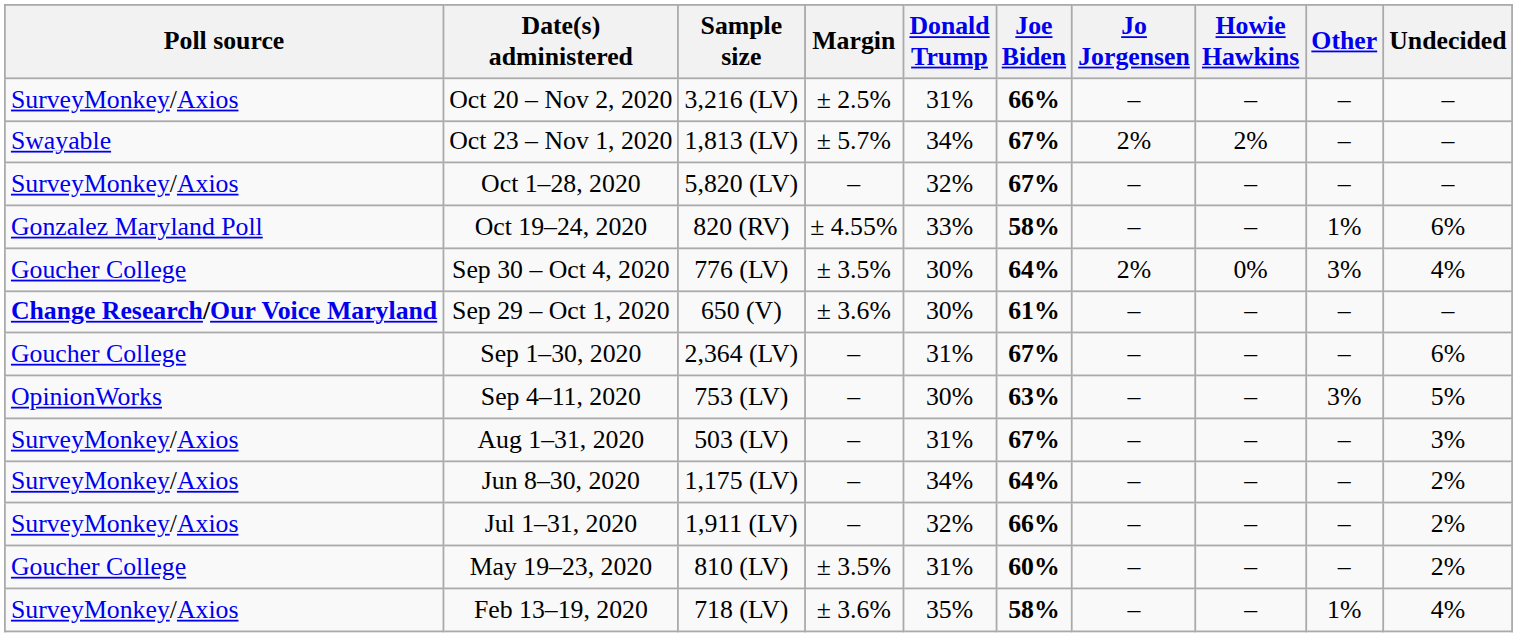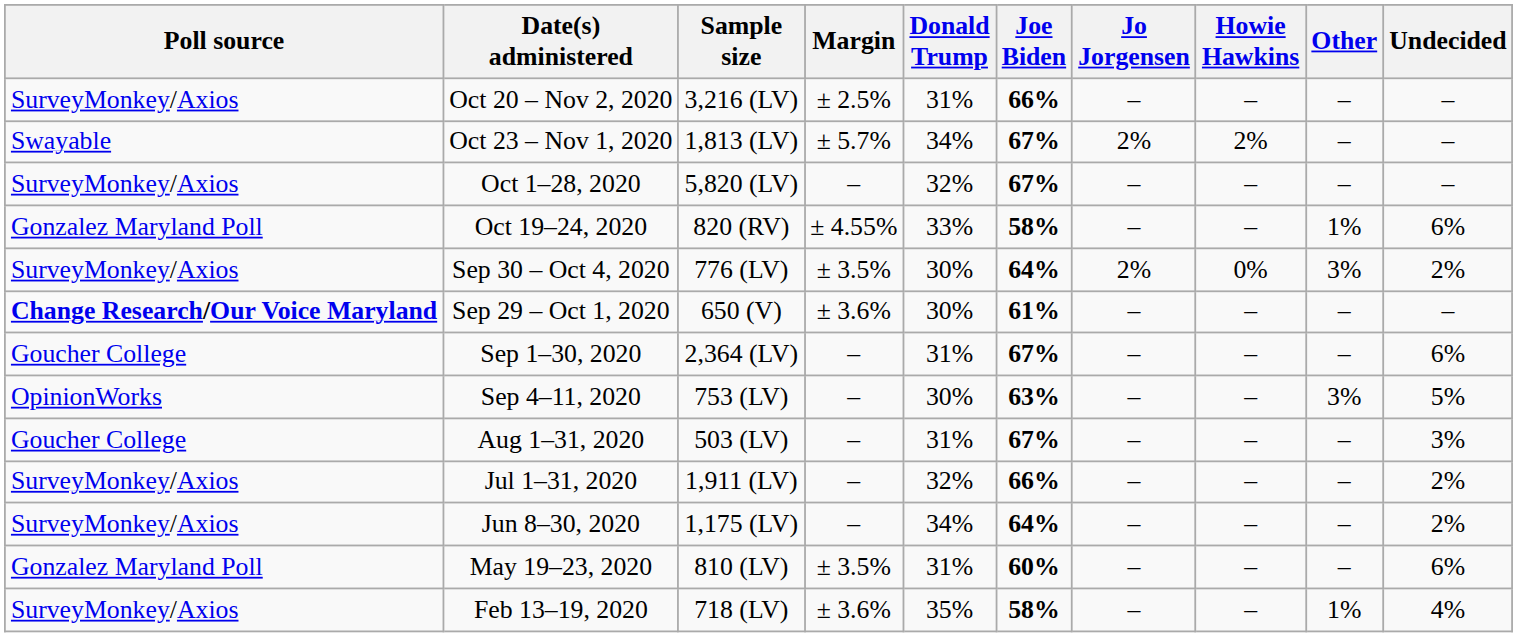(99, 269) Goucher College -> (125, 269) SurveyMonkey/Axios
(1448, 269) 4% -> (1448, 269) 2%
(125, 439) SurveyMonkey/Axios -> (99, 439) Goucher College
rows swapped: (561, 524) <-> (561, 481)
(99, 566) Goucher College -> (137, 566) Gonzalez Maryland Poll
(1448, 566) 2% -> (1448, 566) 6%
